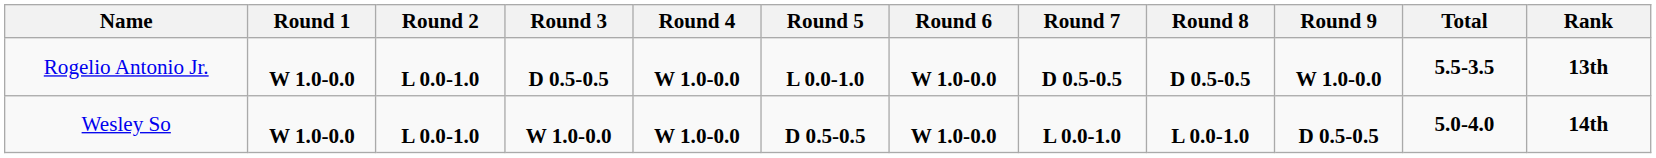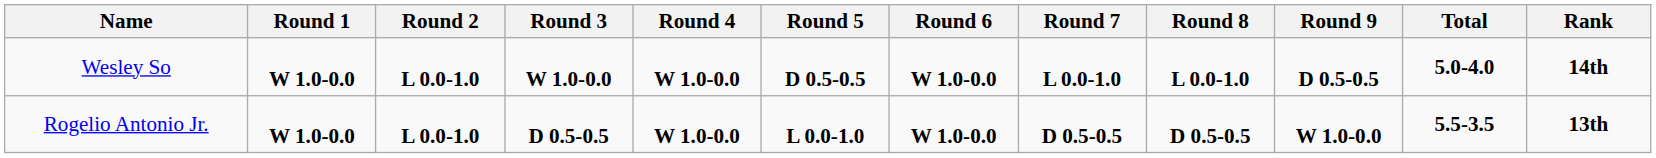rows swapped: (126, 123) <-> (126, 66)
